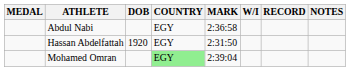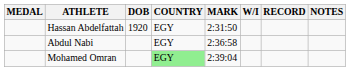rows swapped: (85, 43) <-> (70, 27)
